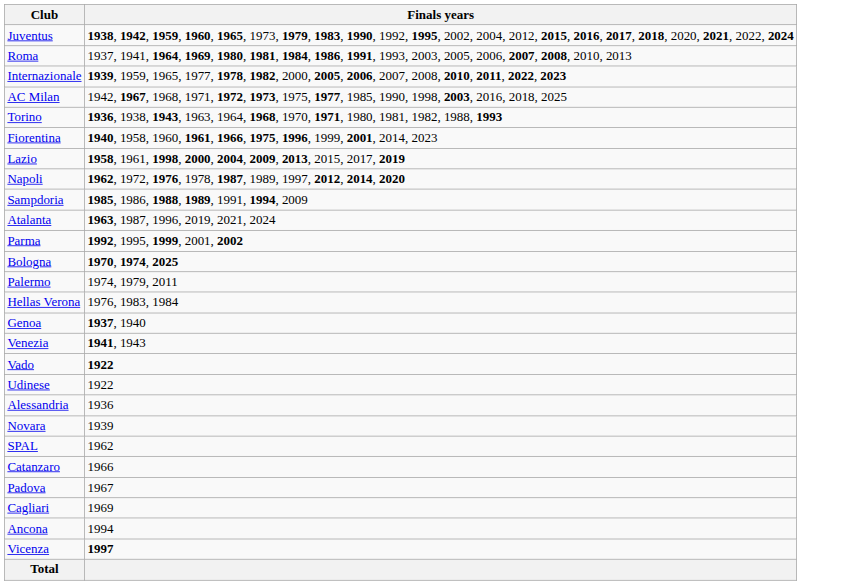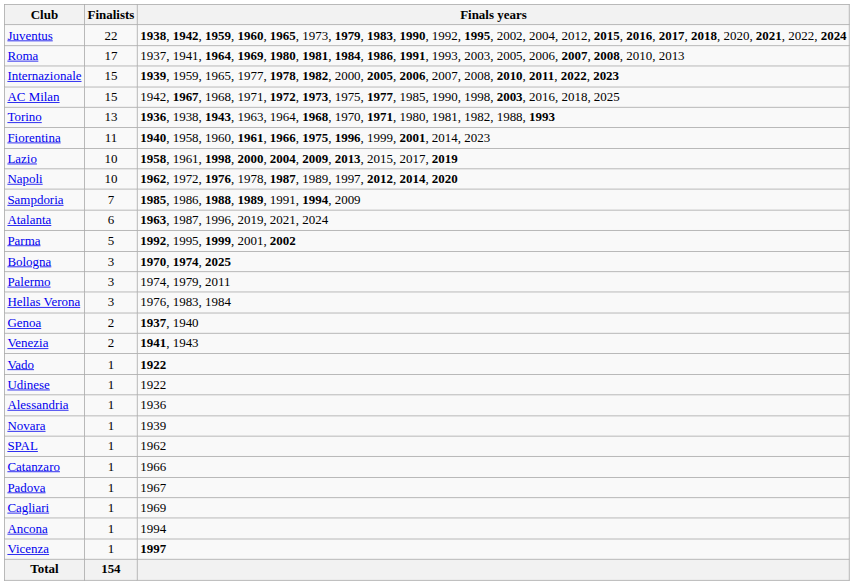+ column: (111, 14)
